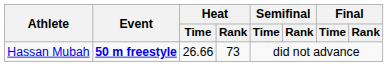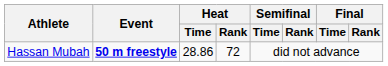(198, 52) 26.66 -> (198, 52) 28.86
(233, 52) 73 -> (233, 52) 72
